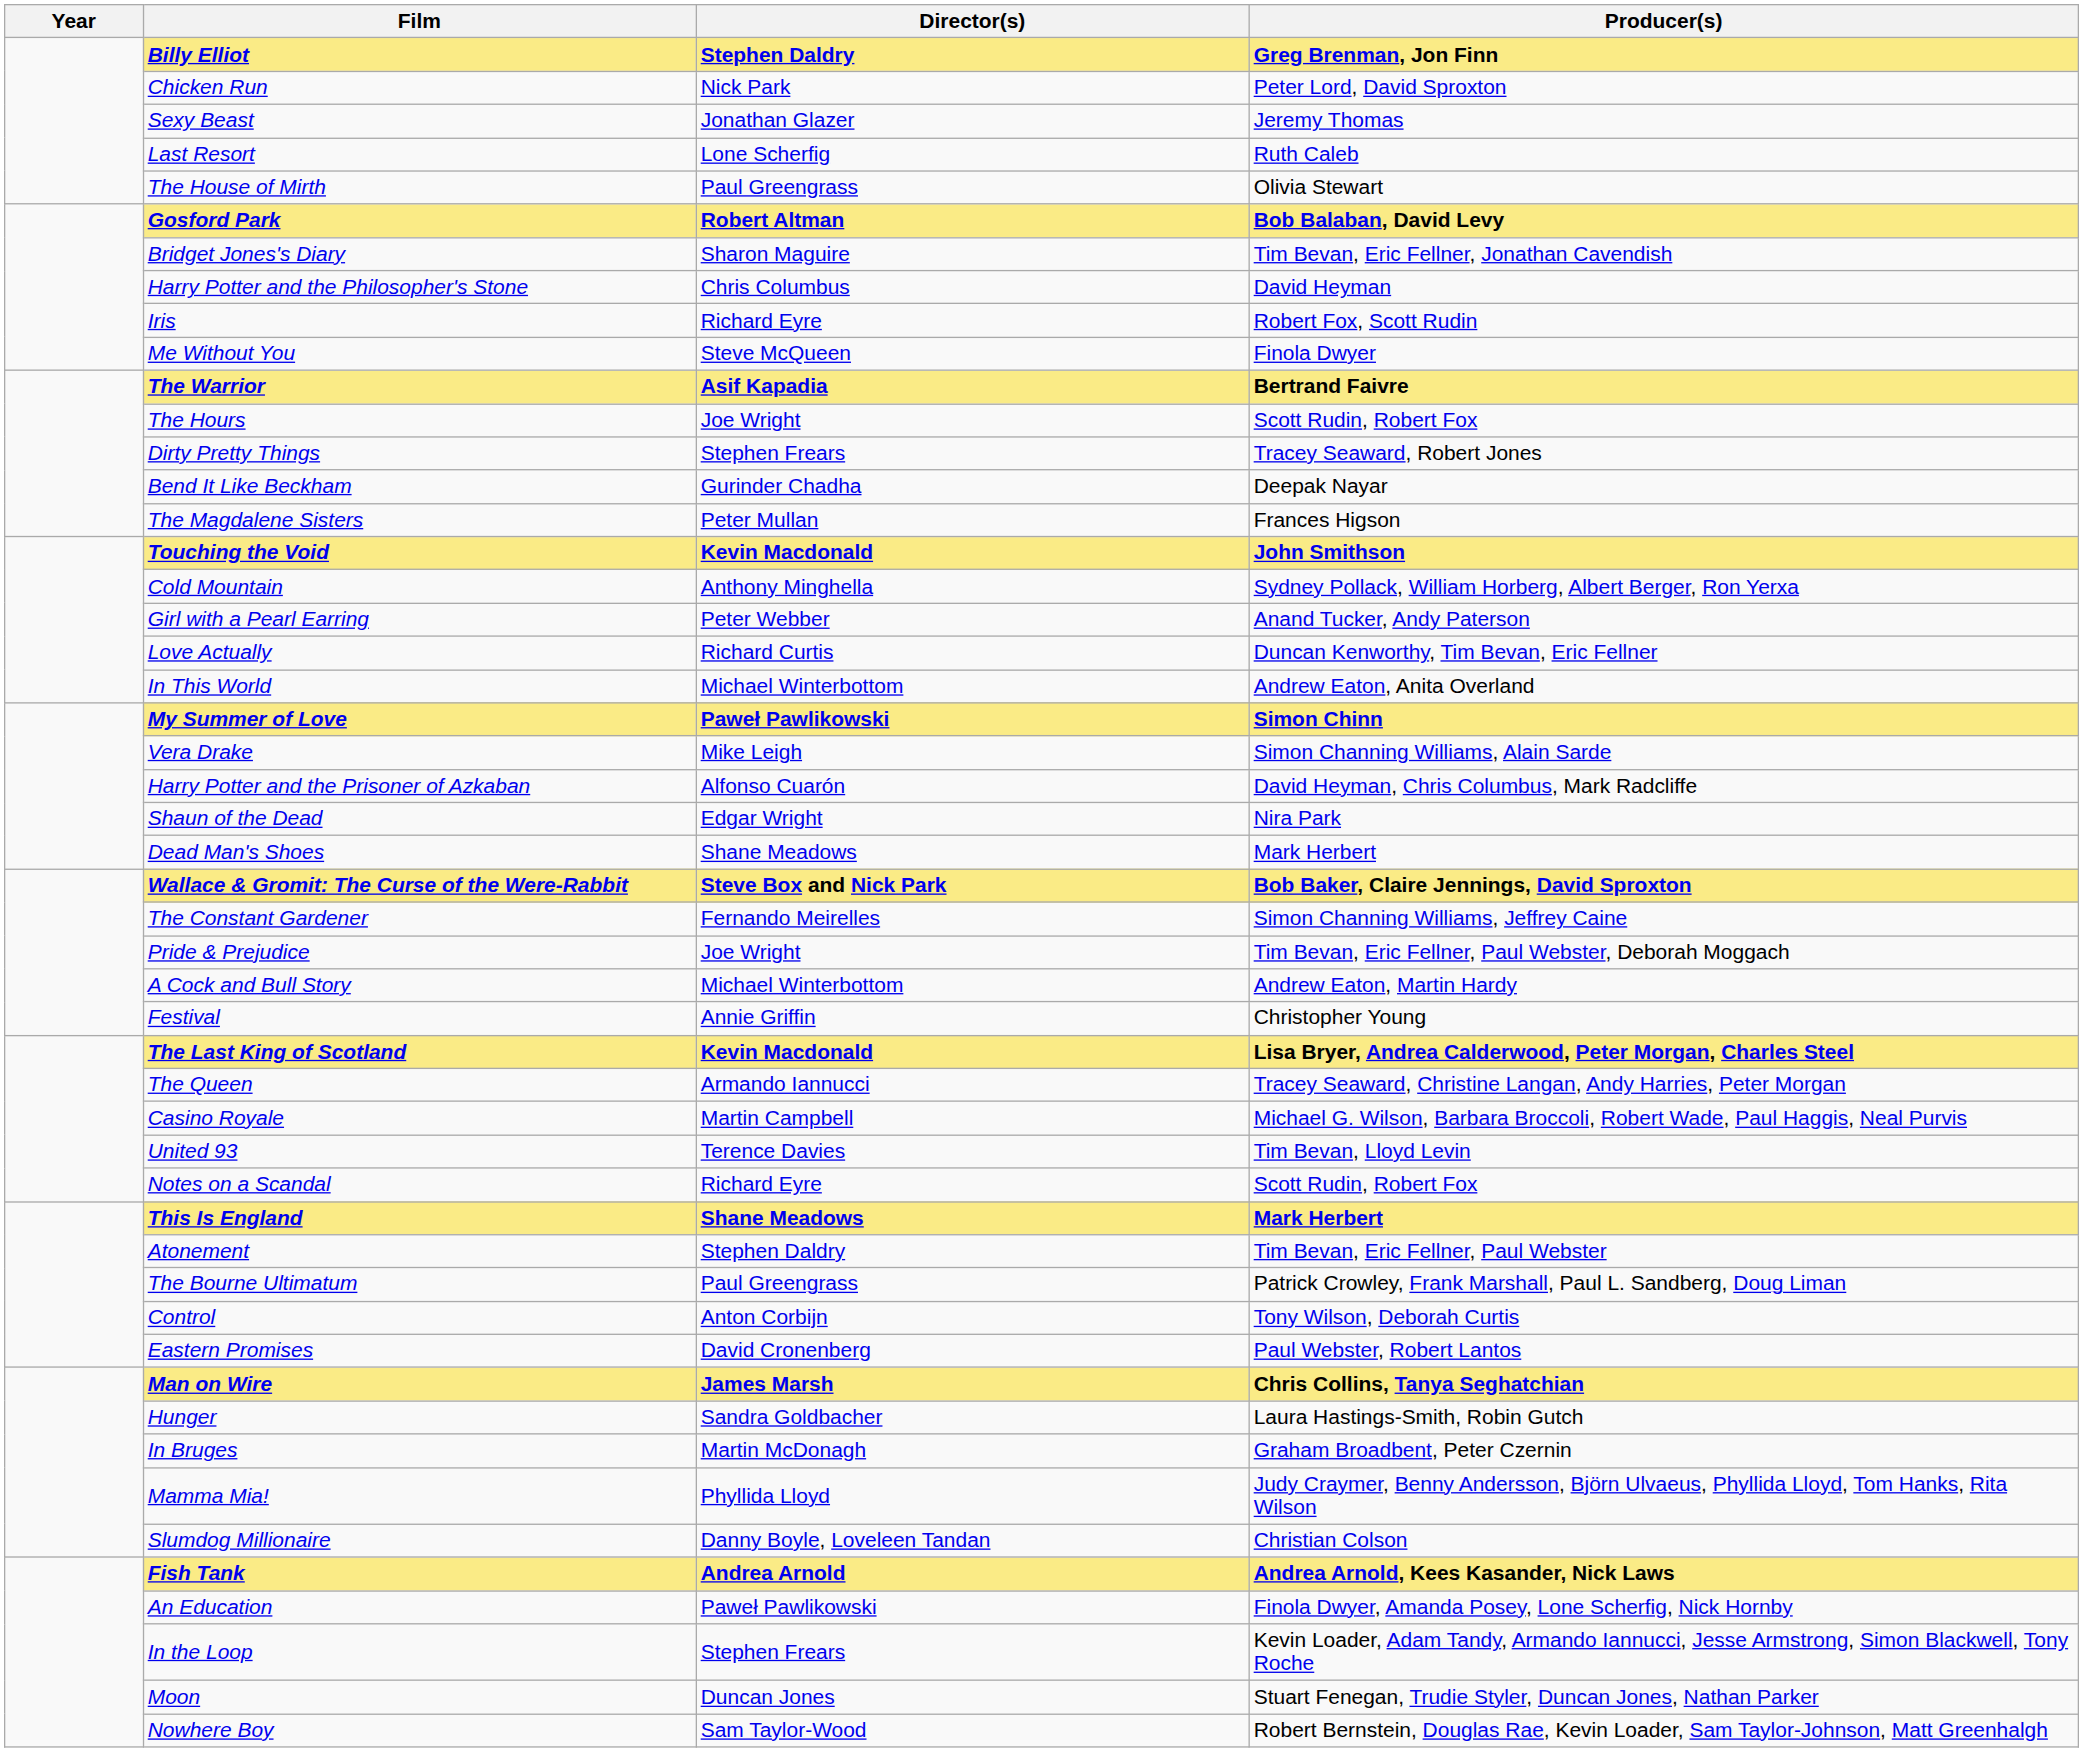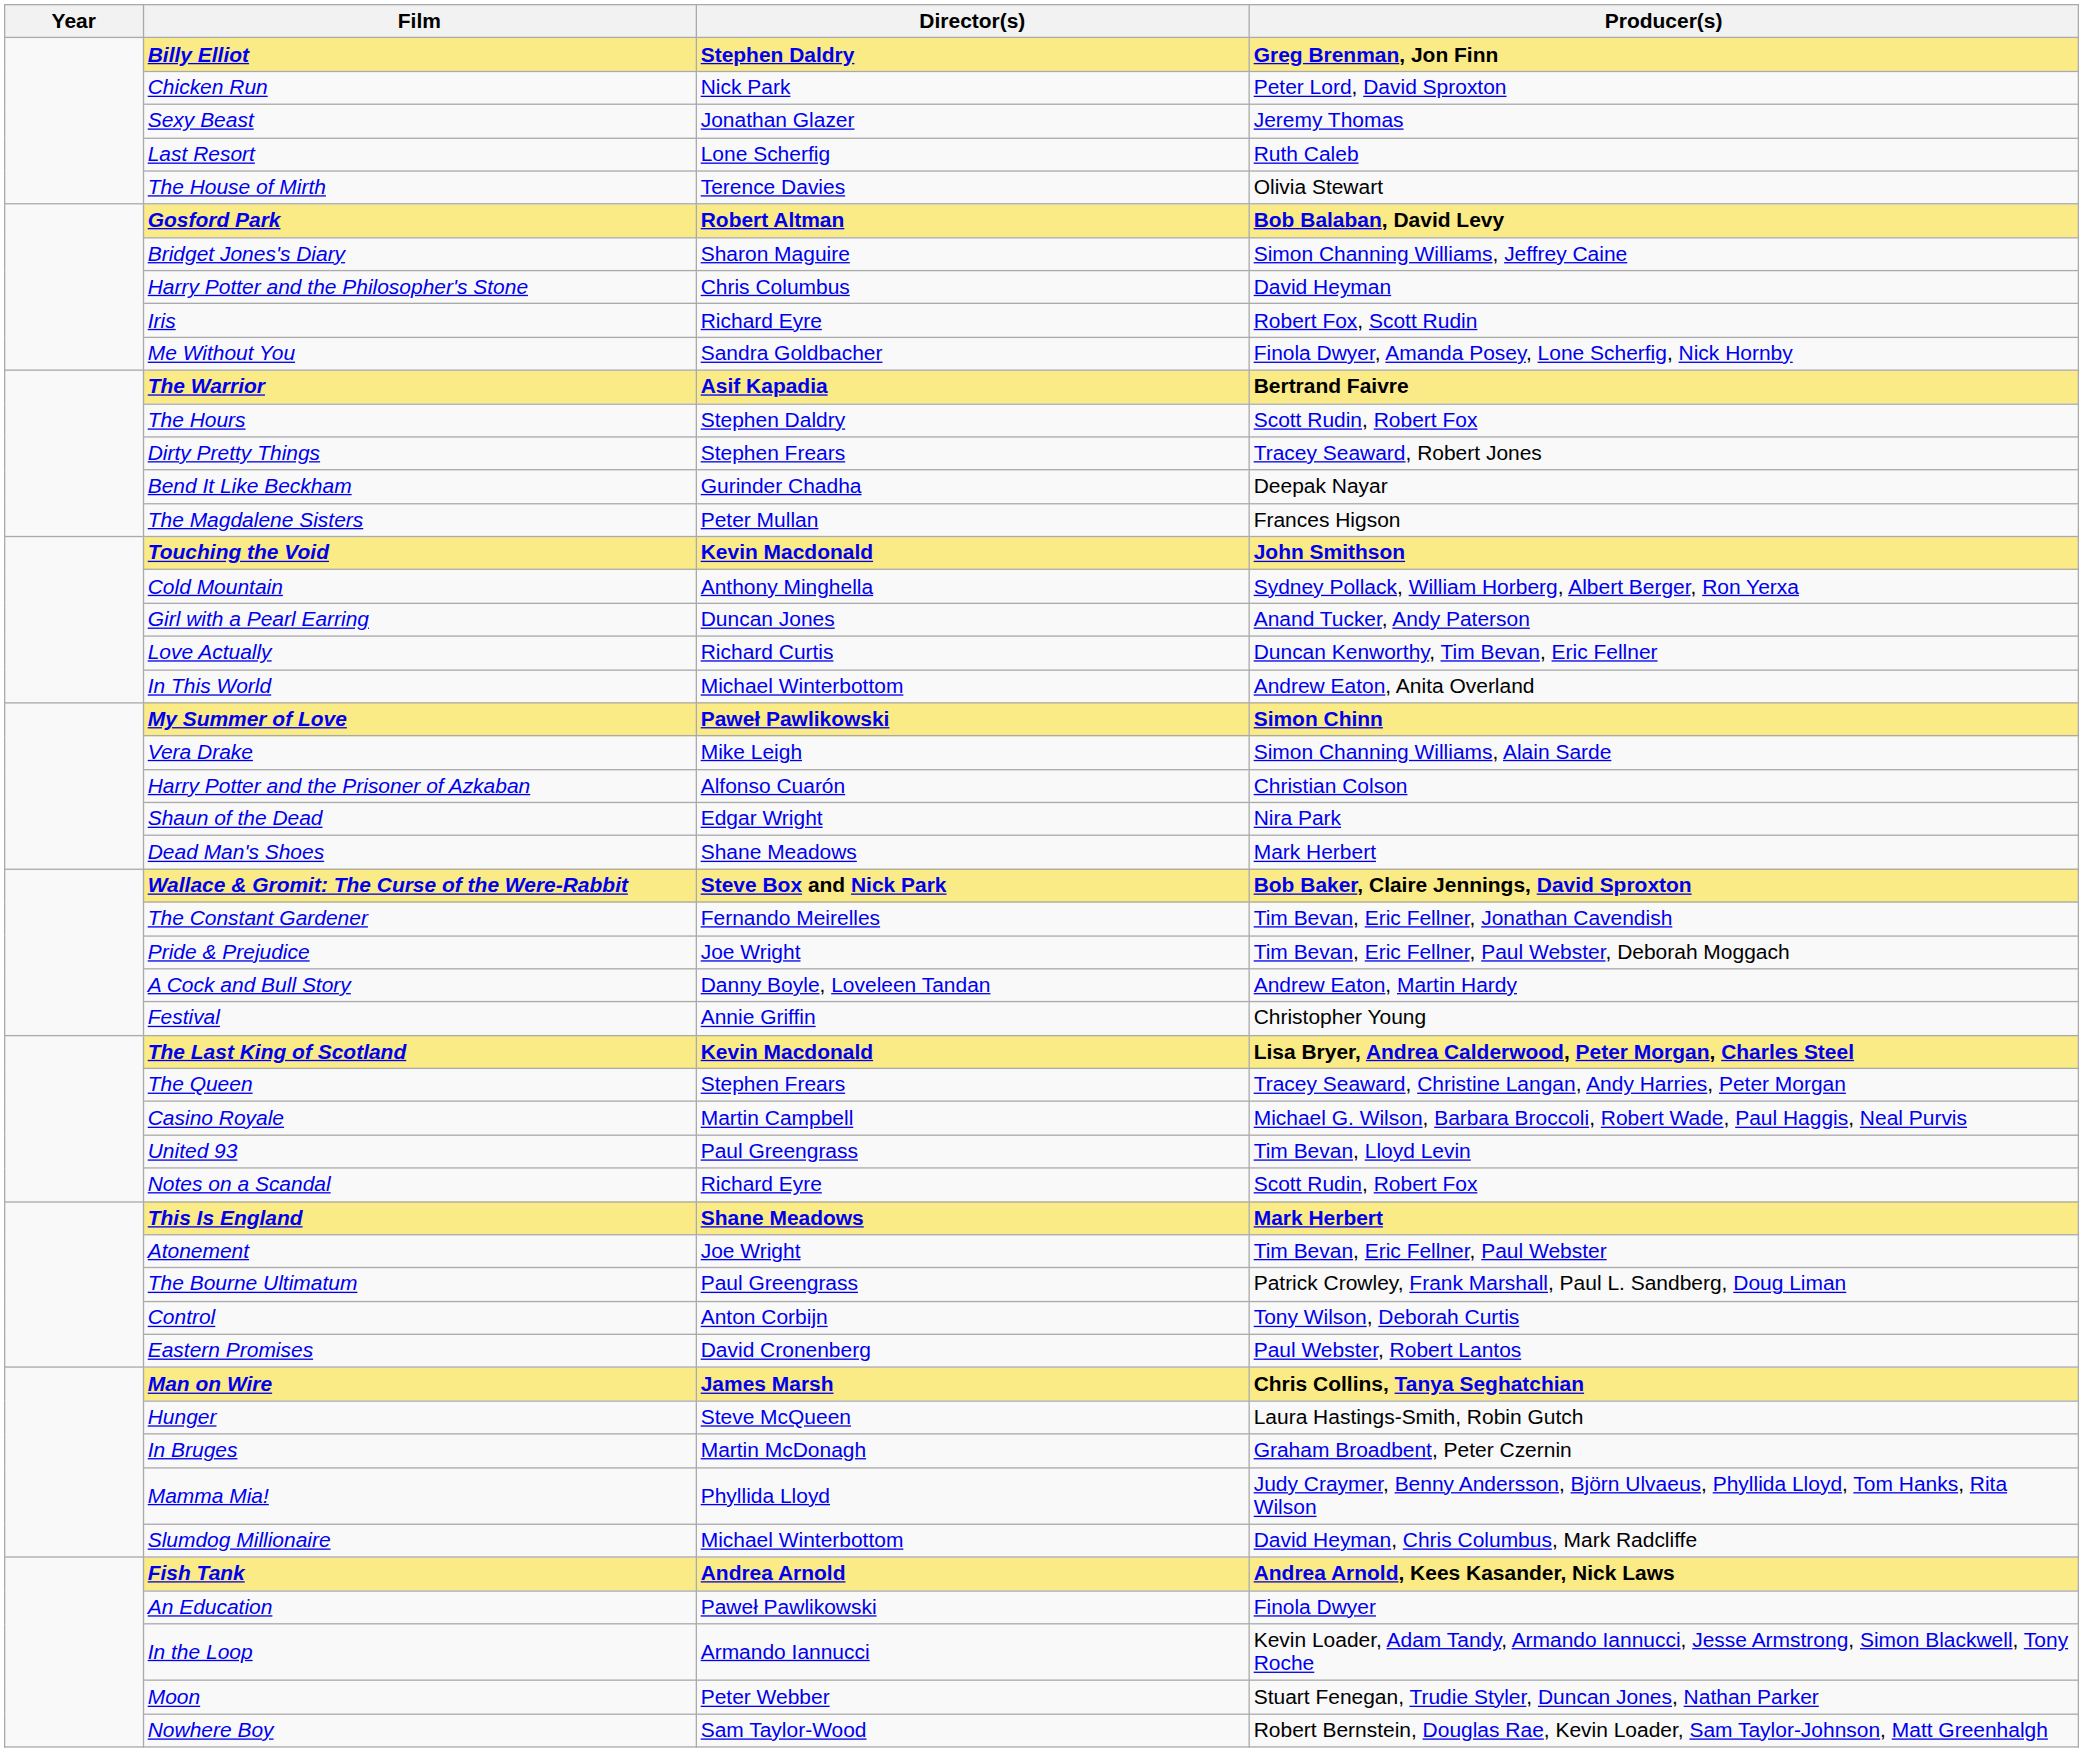(779, 187) Paul Greengrass -> (773, 187) Terence Davies
(1463, 253) Tim Bevan, Eric Fellner, Jonathan Cavendish -> (1440, 253) Simon Channing Williams, Jeffrey Caine
(776, 353) Steve McQueen -> (792, 353) Sandra Goldbacher
(1315, 353) Finola Dwyer -> (1523, 353) Finola Dwyer, Amanda Posey, Lone Scherfig, Nick Hornby
(751, 420) Joe Wright -> (773, 420) Stephen Daldry
(765, 619) Peter Webber -> (768, 619) Duncan Jones
(1475, 785) David Heyman, Chris Columbus, Mark Radcliffe -> (1331, 785) Christian Colson
(1440, 918) Simon Channing Williams, Jeffrey Caine -> (1463, 918) Tim Bevan, Eric Fellner, Jonathan Cavendish
(802, 985) Michael Winterbottom -> (846, 985) Danny Boyle, Loveleen Tandan
(785, 1084) Armando Iannucci -> (773, 1084) Stephen Frears
(773, 1151) Terence Davies -> (779, 1151) Paul Greengrass
(773, 1251) Stephen Daldry -> (751, 1251) Joe Wright
(792, 1417) Sandra Goldbacher -> (776, 1417) Steve McQueen
(846, 1540) Danny Boyle, Loveleen Tandan -> (802, 1540) Michael Winterbottom
(1331, 1540) Christian Colson -> (1475, 1540) David Heyman, Chris Columbus, Mark Radcliffe
(1523, 1607) Finola Dwyer, Amanda Posey, Lone Scherfig, Nick Hornby -> (1315, 1607) Finola Dwyer
(773, 1652) Stephen Frears -> (785, 1652) Armando Iannucci
(768, 1697) Duncan Jones -> (765, 1697) Peter Webber
